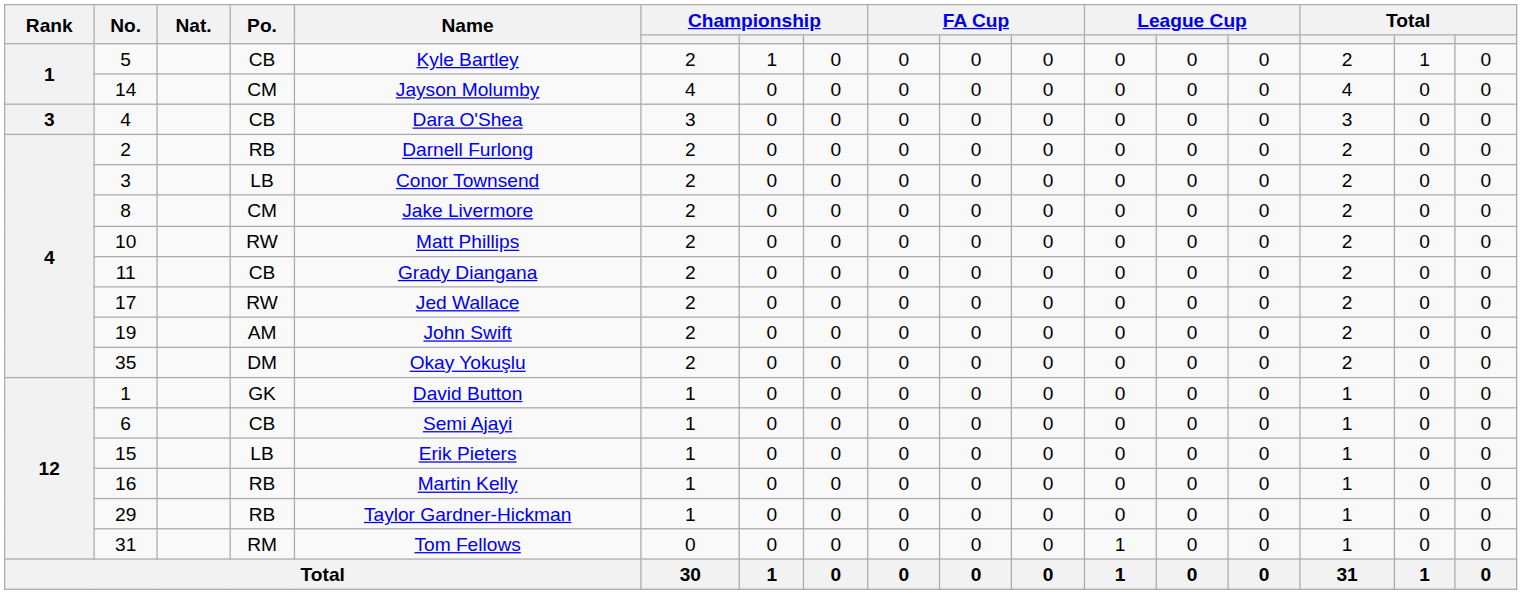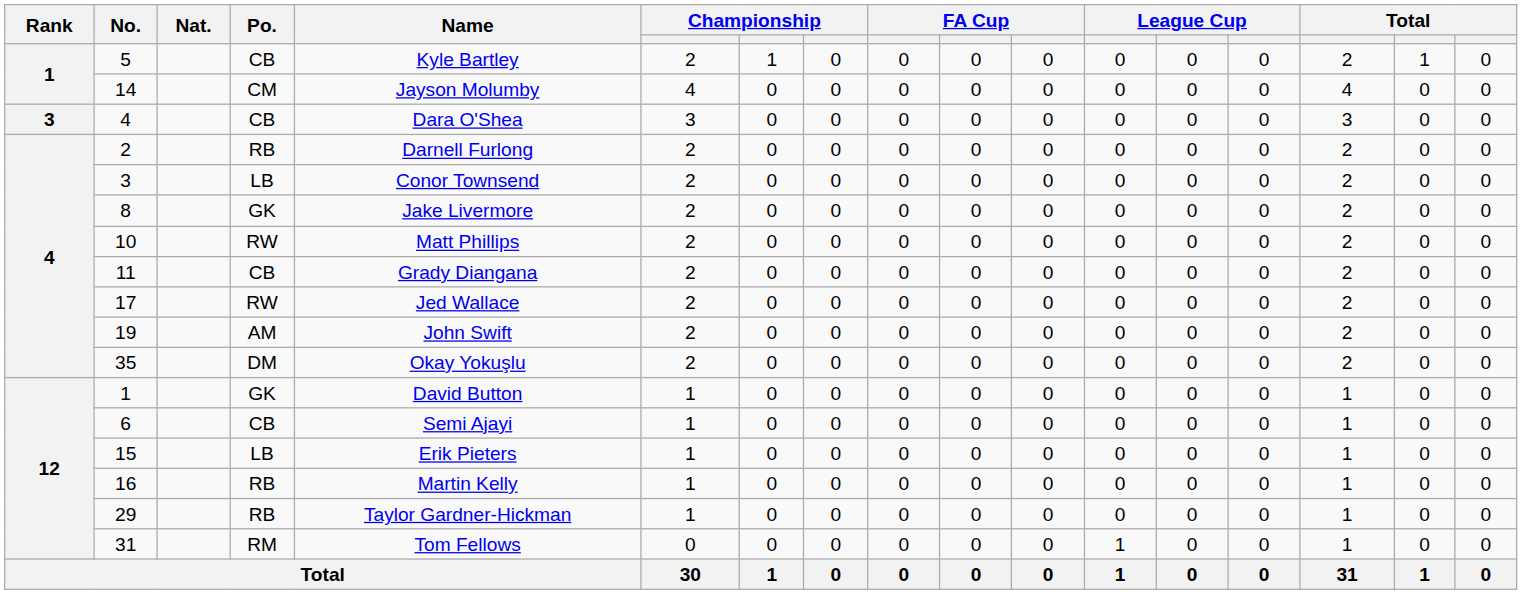(262, 211) CM -> (262, 211) GK
